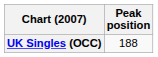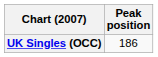(128, 43) 188 -> (128, 43) 186
